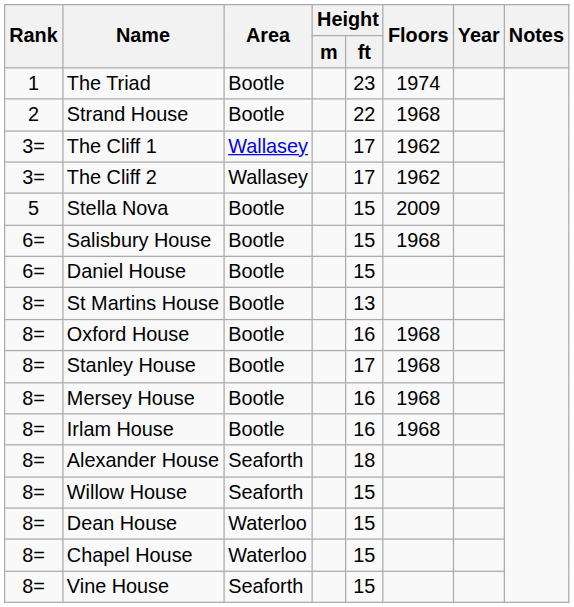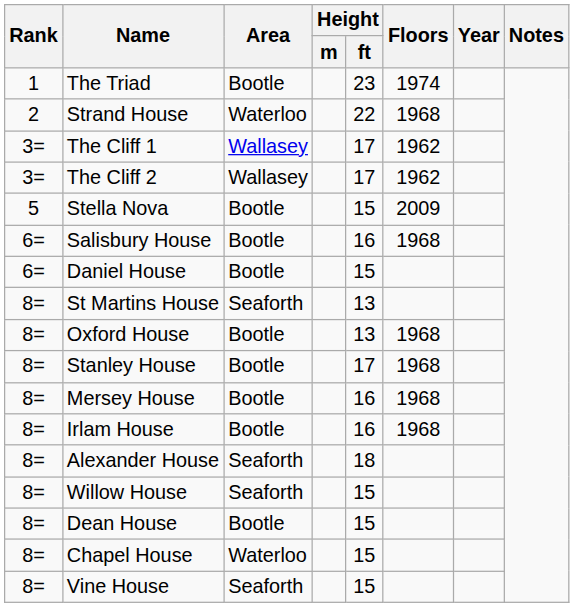(256, 114) Bootle -> (268, 114) Waterloo
(364, 240) 15 -> (364, 240) 16
(256, 303) Bootle -> (266, 303) Seaforth
(364, 334) 16 -> (364, 334) 13
(268, 523) Waterloo -> (256, 523) Bootle
